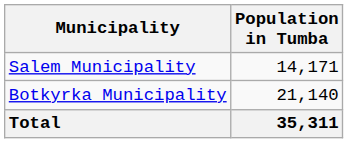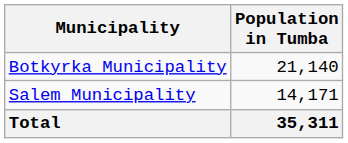rows swapped: (118, 95) <-> (102, 67)
